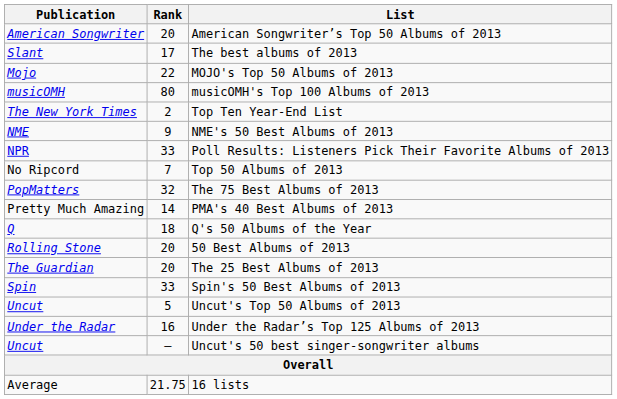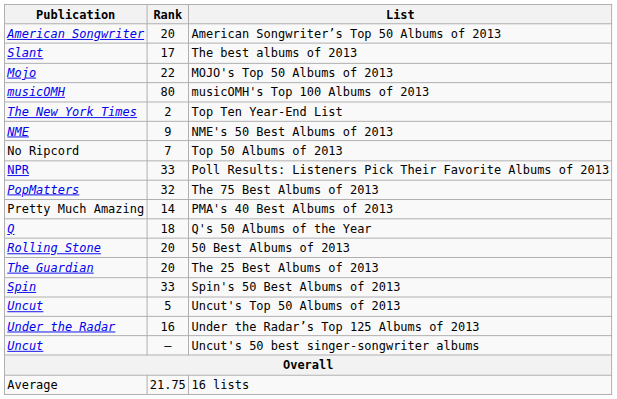rows swapped: (267, 170) <-> (400, 151)
